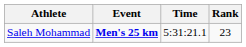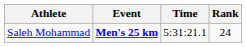(225, 33) 23 -> (225, 33) 24
